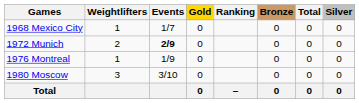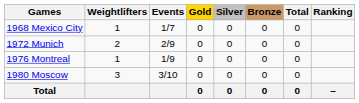columns swapped: (339, 12) <-> (236, 12)
(168, 43) bold -> (168, 43) normal
